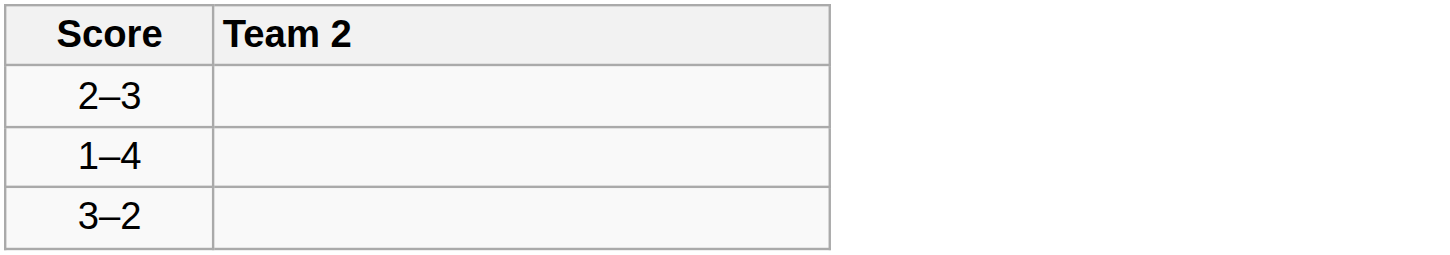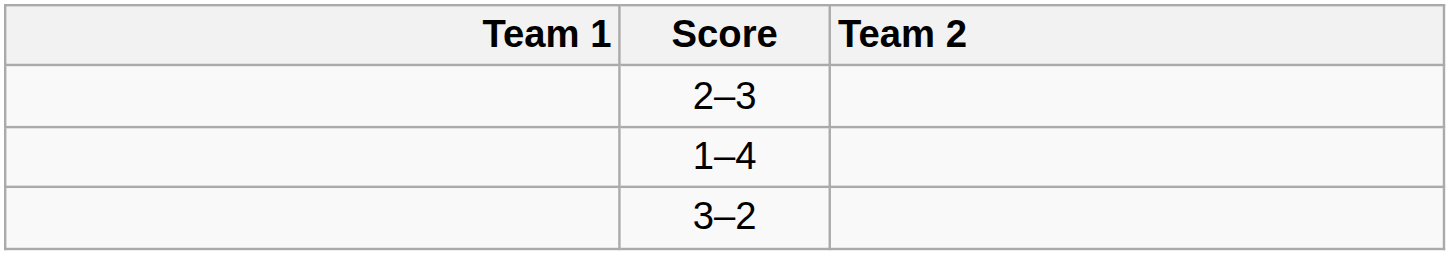+ column: (547, 34)
